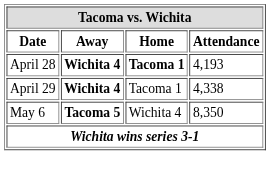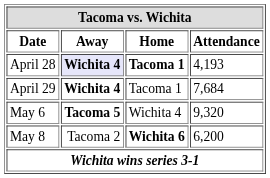(92, 65) no background -> (92, 65) lavender background
(208, 89) 4,338 -> (209, 89) 7,684
(208, 112) 8,350 -> (209, 112) 9,320
+ row: (28, 136)
